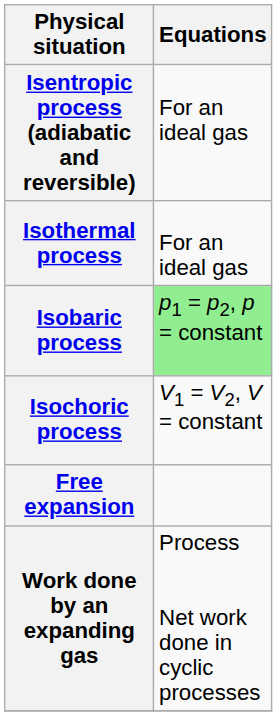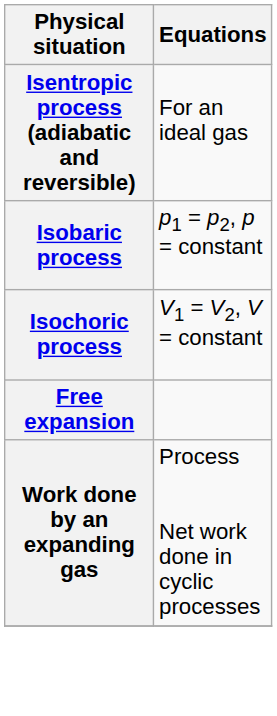- row: (79, 242)
(211, 317) lightgreen background -> (211, 232) no background
